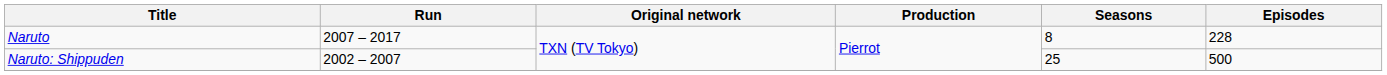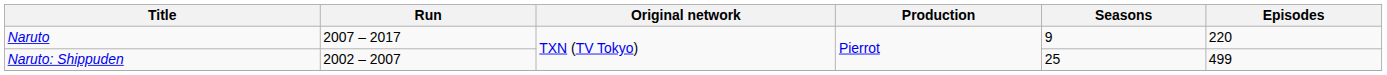(1049, 37) 8 -> (1049, 37) 9
(1220, 37) 228 -> (1220, 37) 220
(1220, 59) 500 -> (1220, 59) 499
